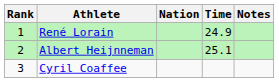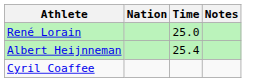- column: (21, 14)
(218, 32) 24.9 -> (186, 32) 25.0
(218, 50) 25.1 -> (186, 50) 25.4
